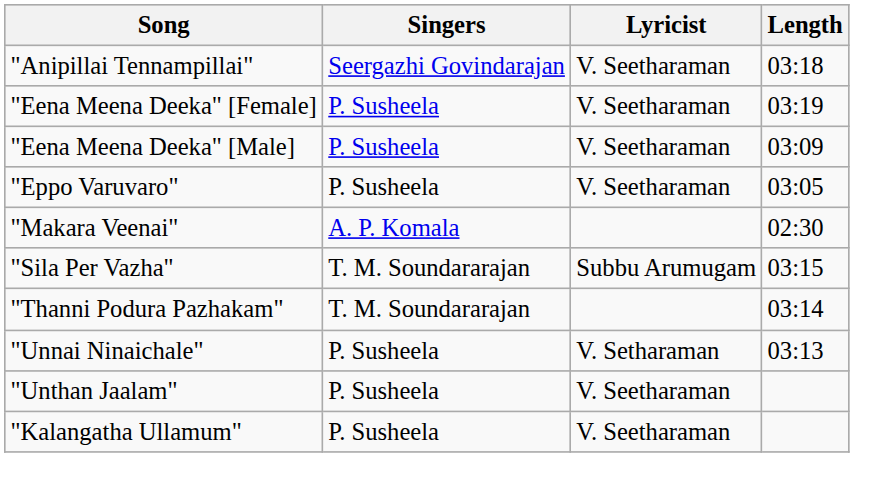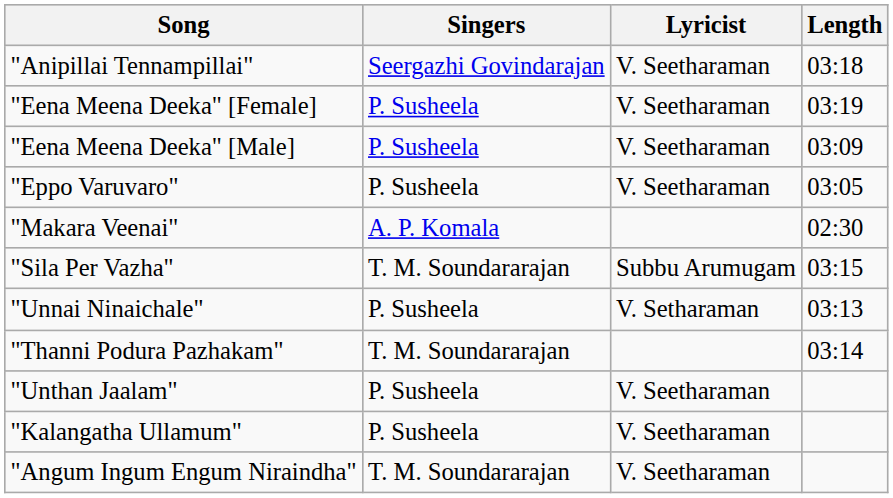rows swapped: (147, 309) <-> (107, 349)
+ row: (184, 471)
